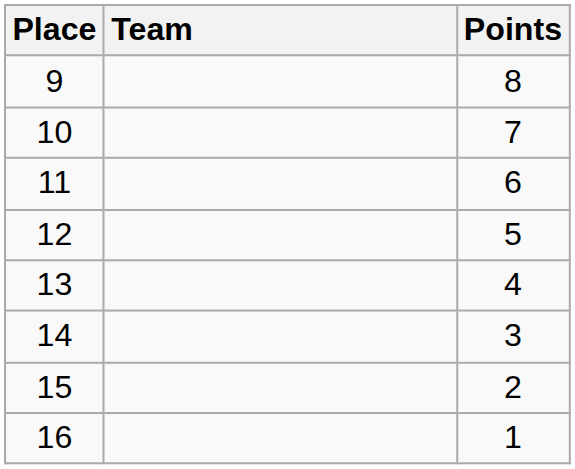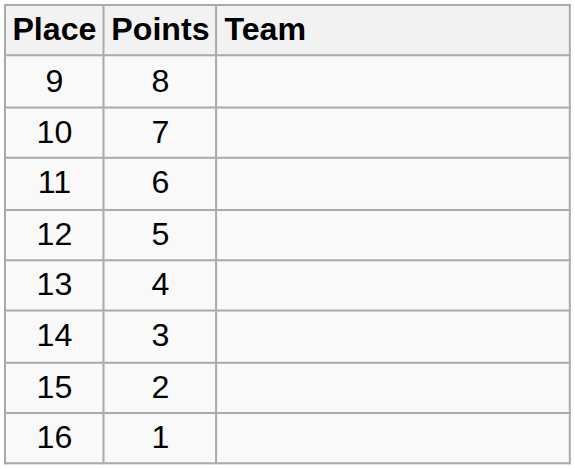columns swapped: (152, 30) <-> (513, 30)
